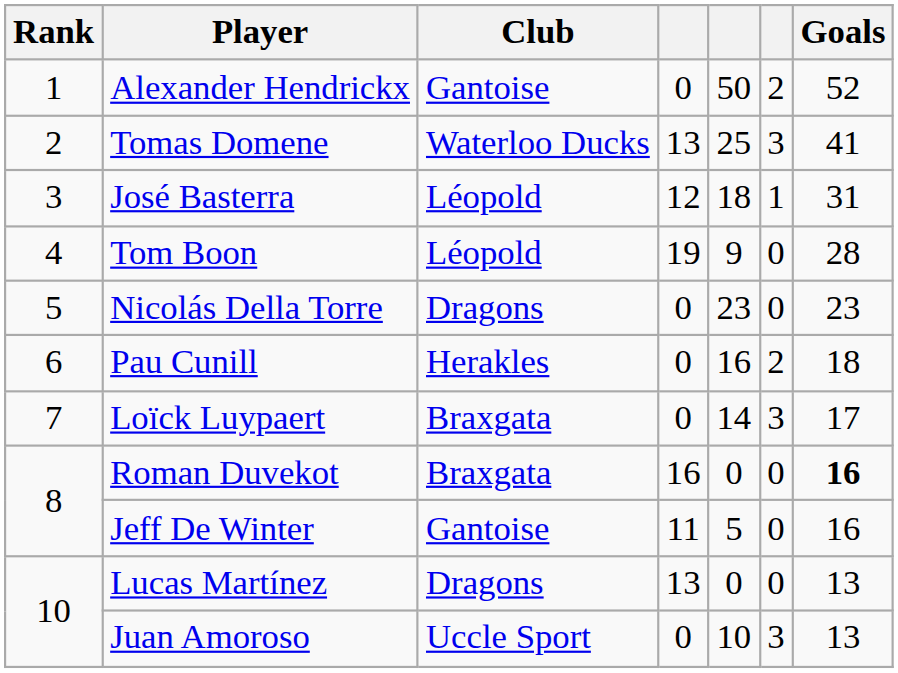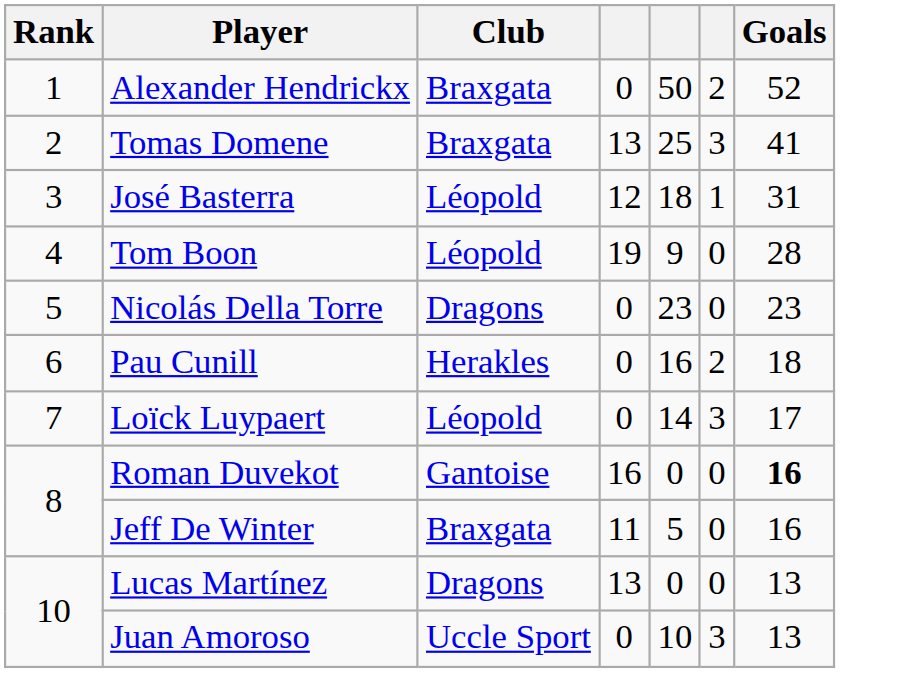(488, 87) Gantoise -> (489, 87) Braxgata
(538, 142) Waterloo Ducks -> (489, 142) Braxgata
(489, 417) Braxgata -> (484, 417) Léopold
(489, 472) Braxgata -> (488, 472) Gantoise
(488, 527) Gantoise -> (489, 527) Braxgata
